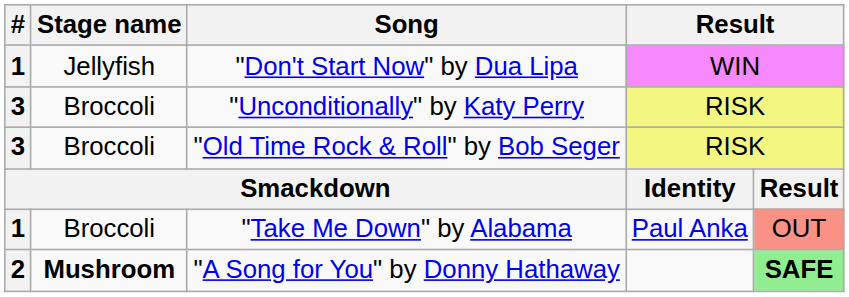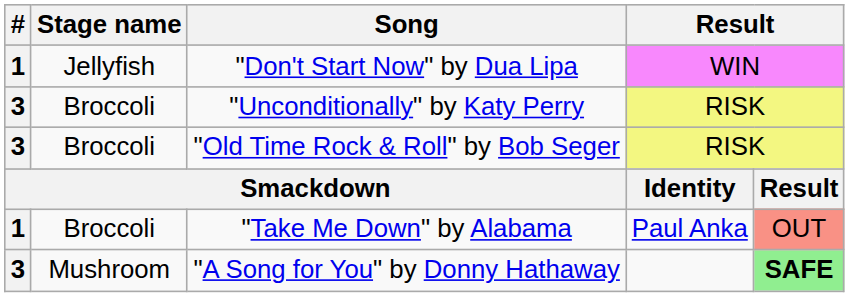(18, 270) 2 -> (18, 270) 3
(109, 270) bold -> (109, 270) normal
